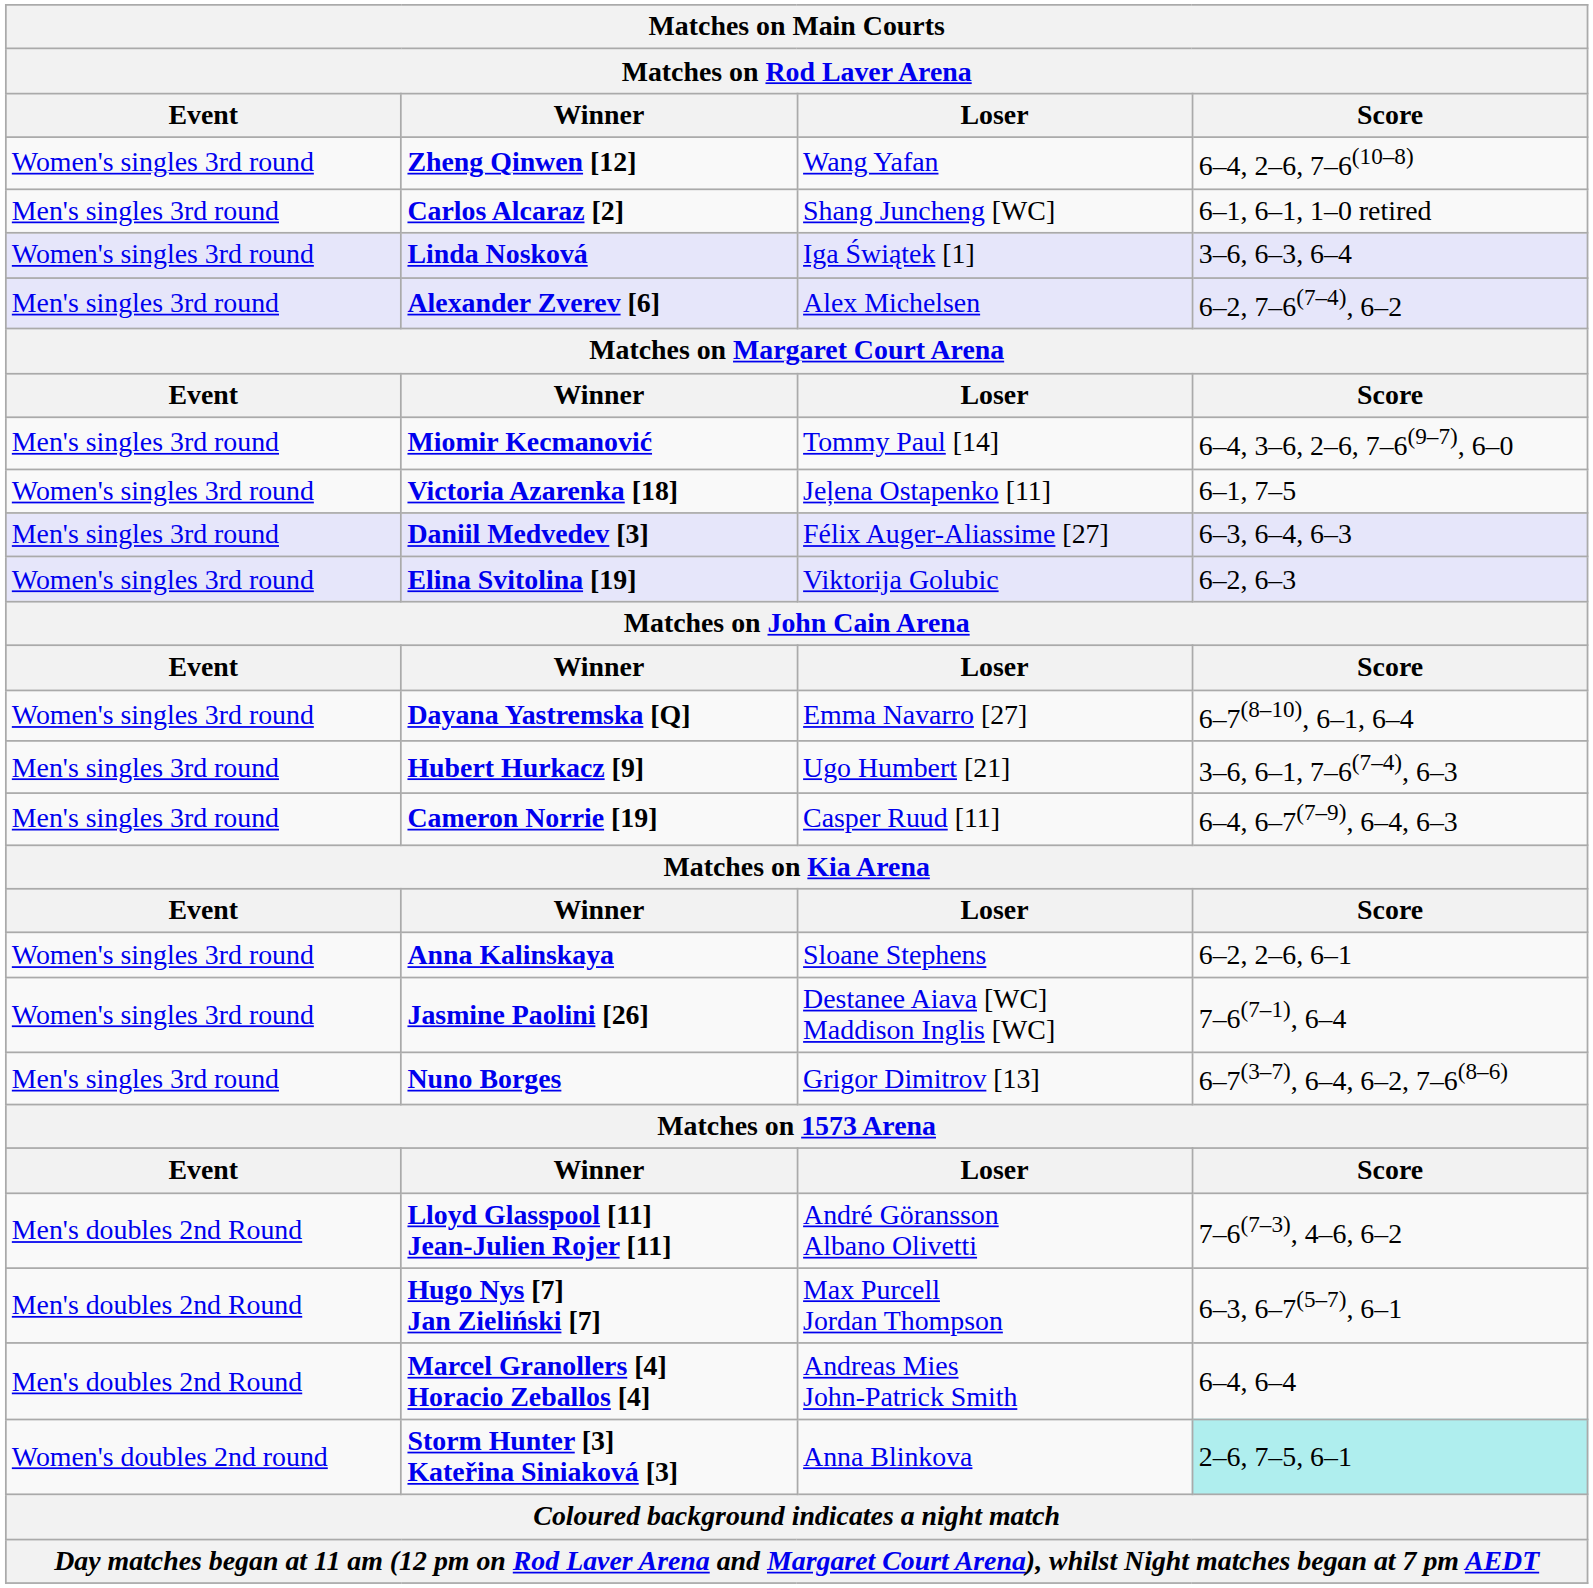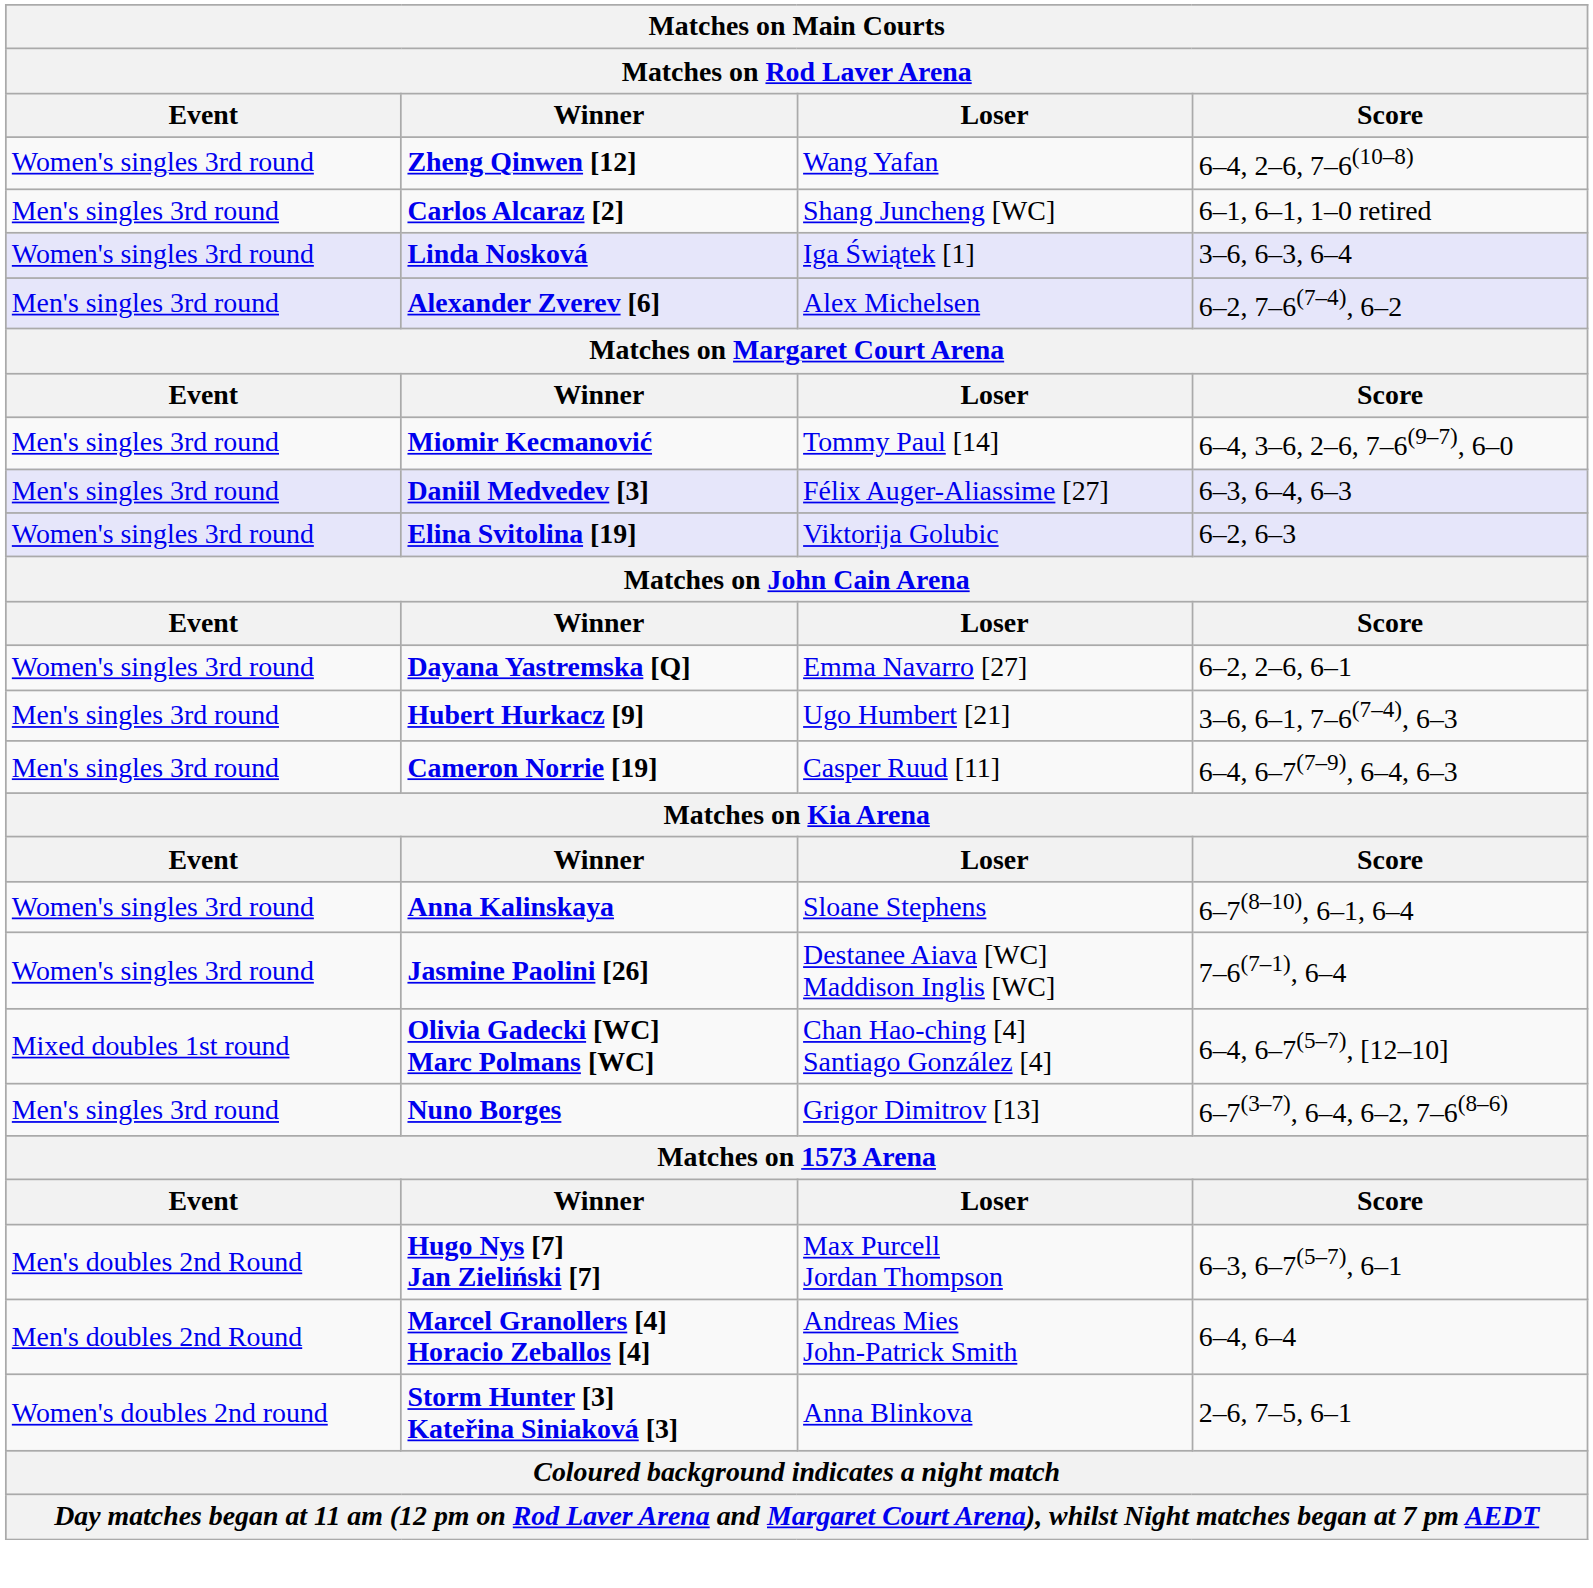- row: (543, 490)
(1306, 715) 6–7(8–10), 6–1, 6–4 -> (1275, 667) 6–2, 2–6, 6–1
(1275, 954) 6–2, 2–6, 6–1 -> (1306, 906) 6–7(8–10), 6–1, 6–4
+ row: (534, 1045)
- row: (539, 1230)
(1275, 1456) paleturquoise background -> (1275, 1412) no background
